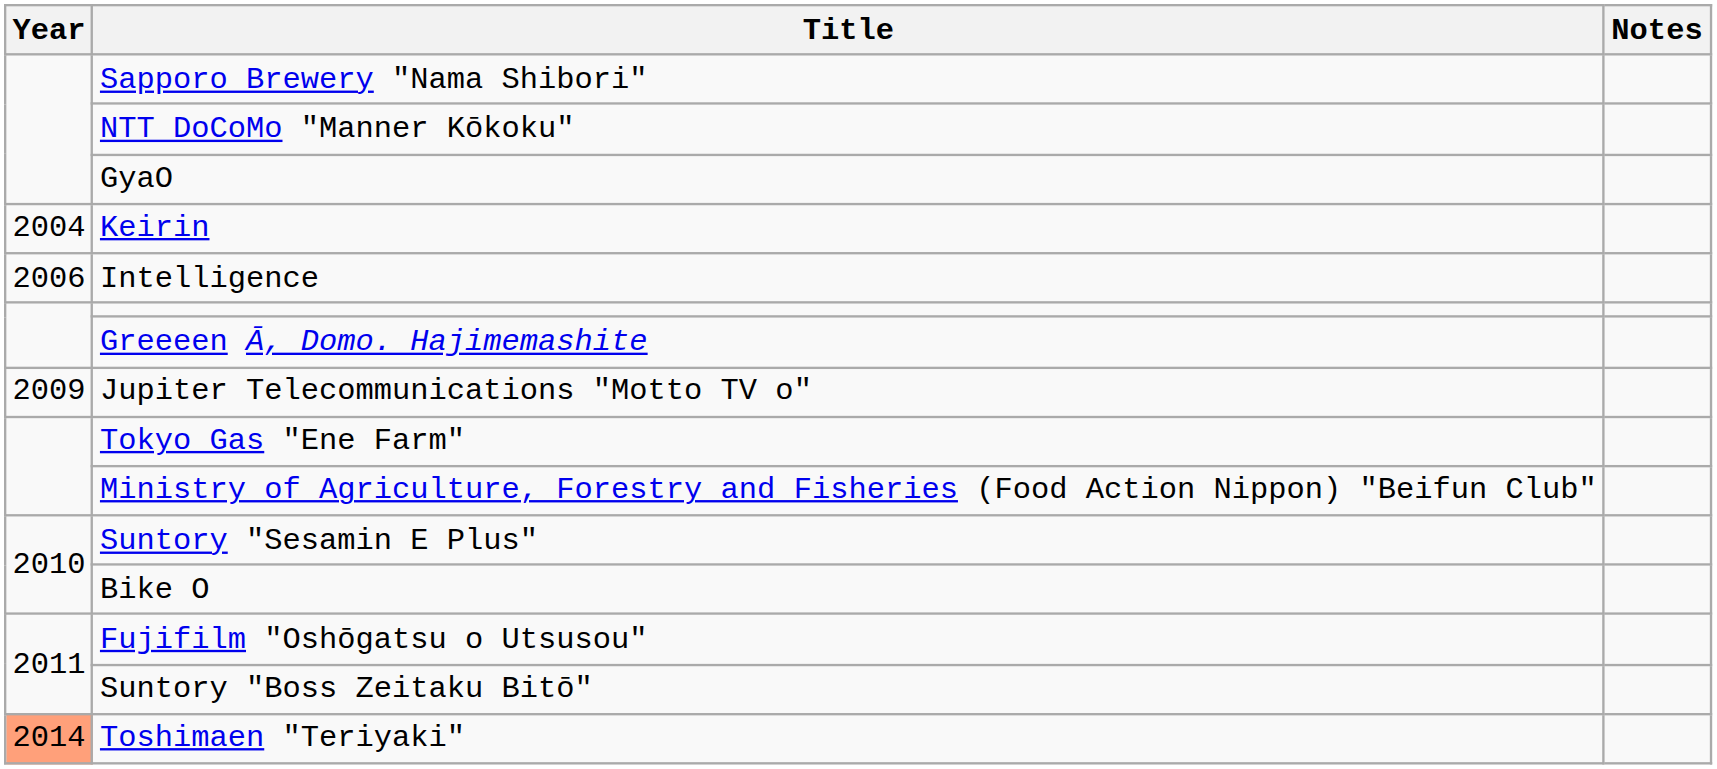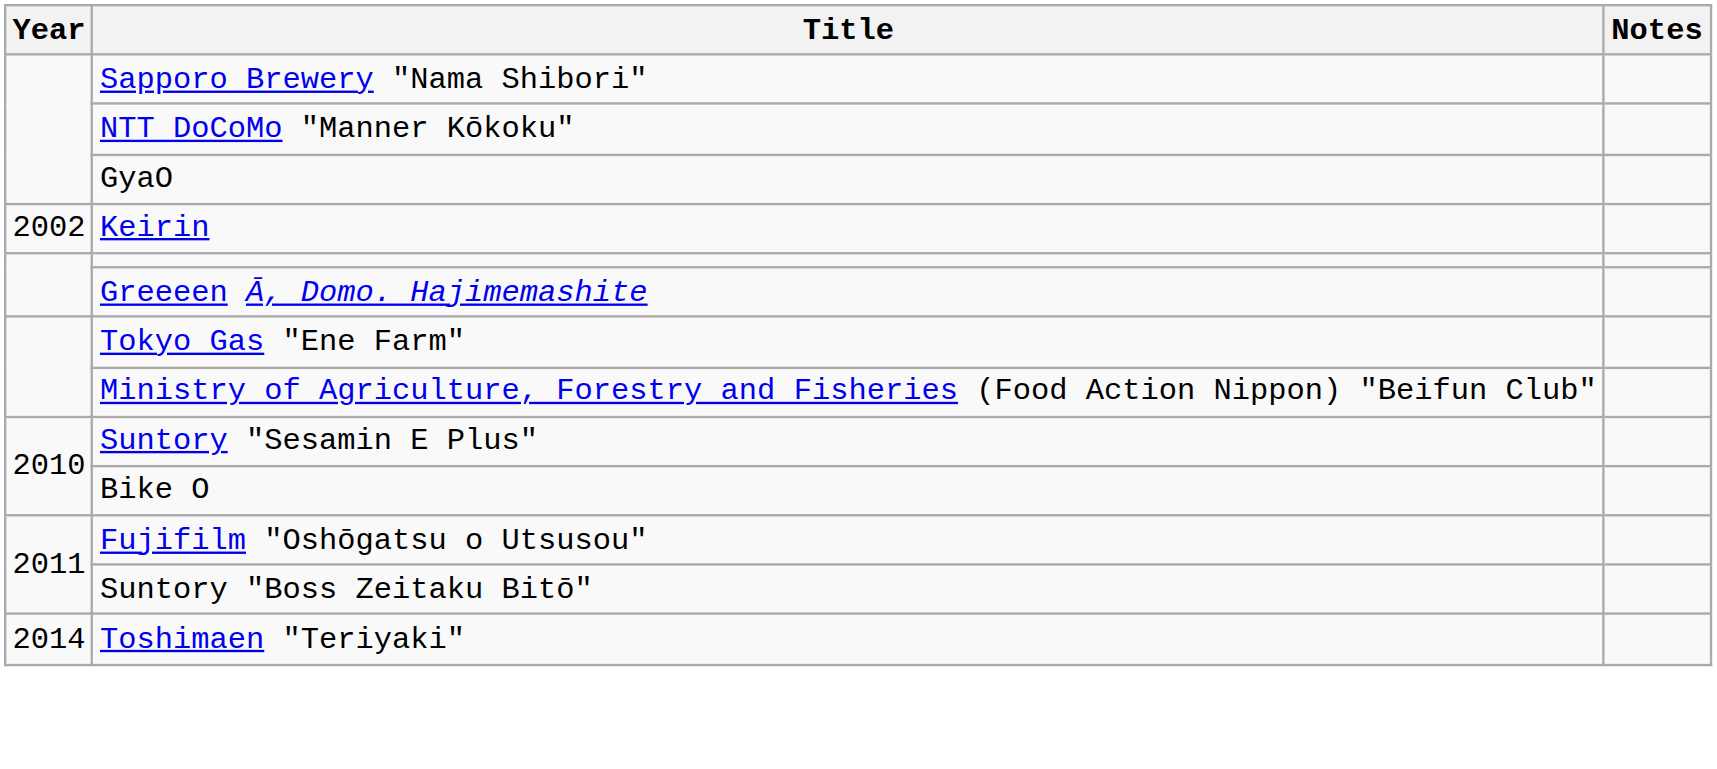(49, 228) 2004 -> (49, 228) 2002
- row: (209, 278)
- row: (456, 391)
(49, 739) lightsalmon background -> (49, 639) no background
